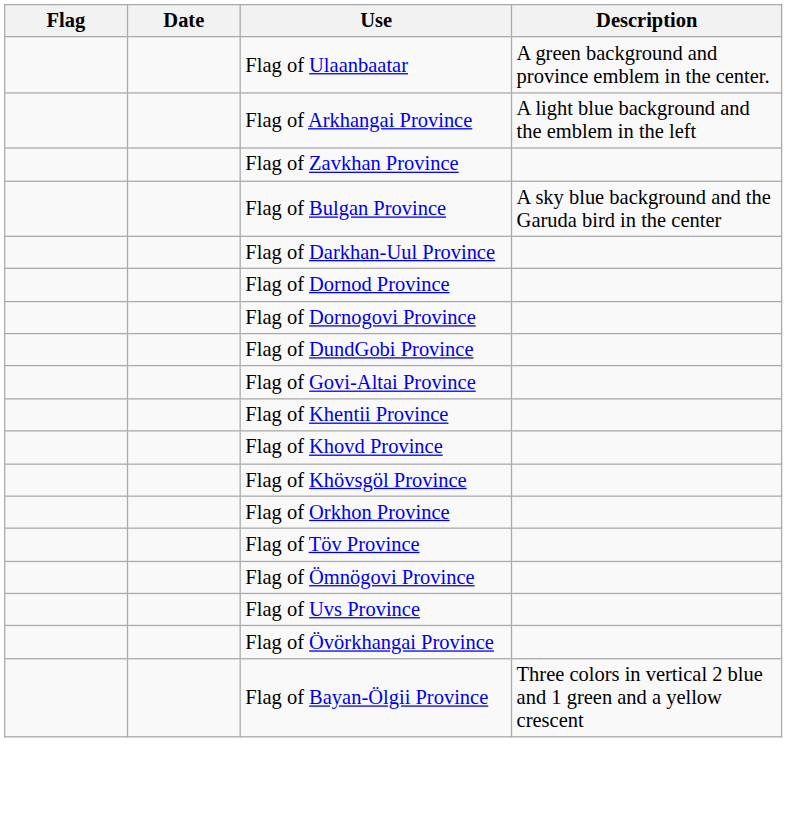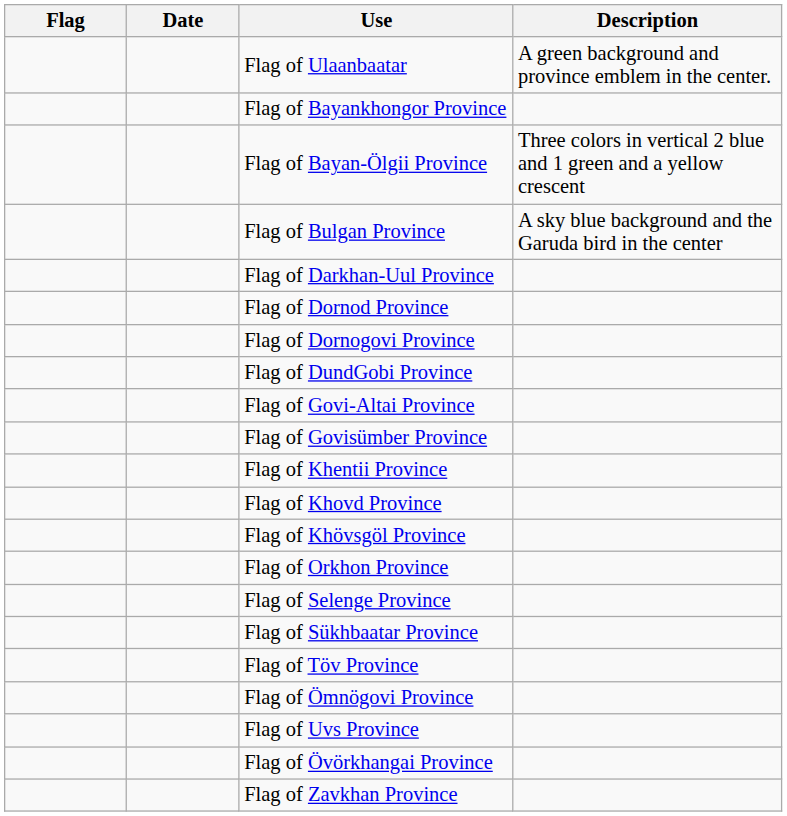- row: (359, 120)
+ row: (375, 108)
rows swapped: (367, 697) <-> (352, 164)
+ row: (366, 437)
+ row: (347, 600)
+ row: (361, 632)
